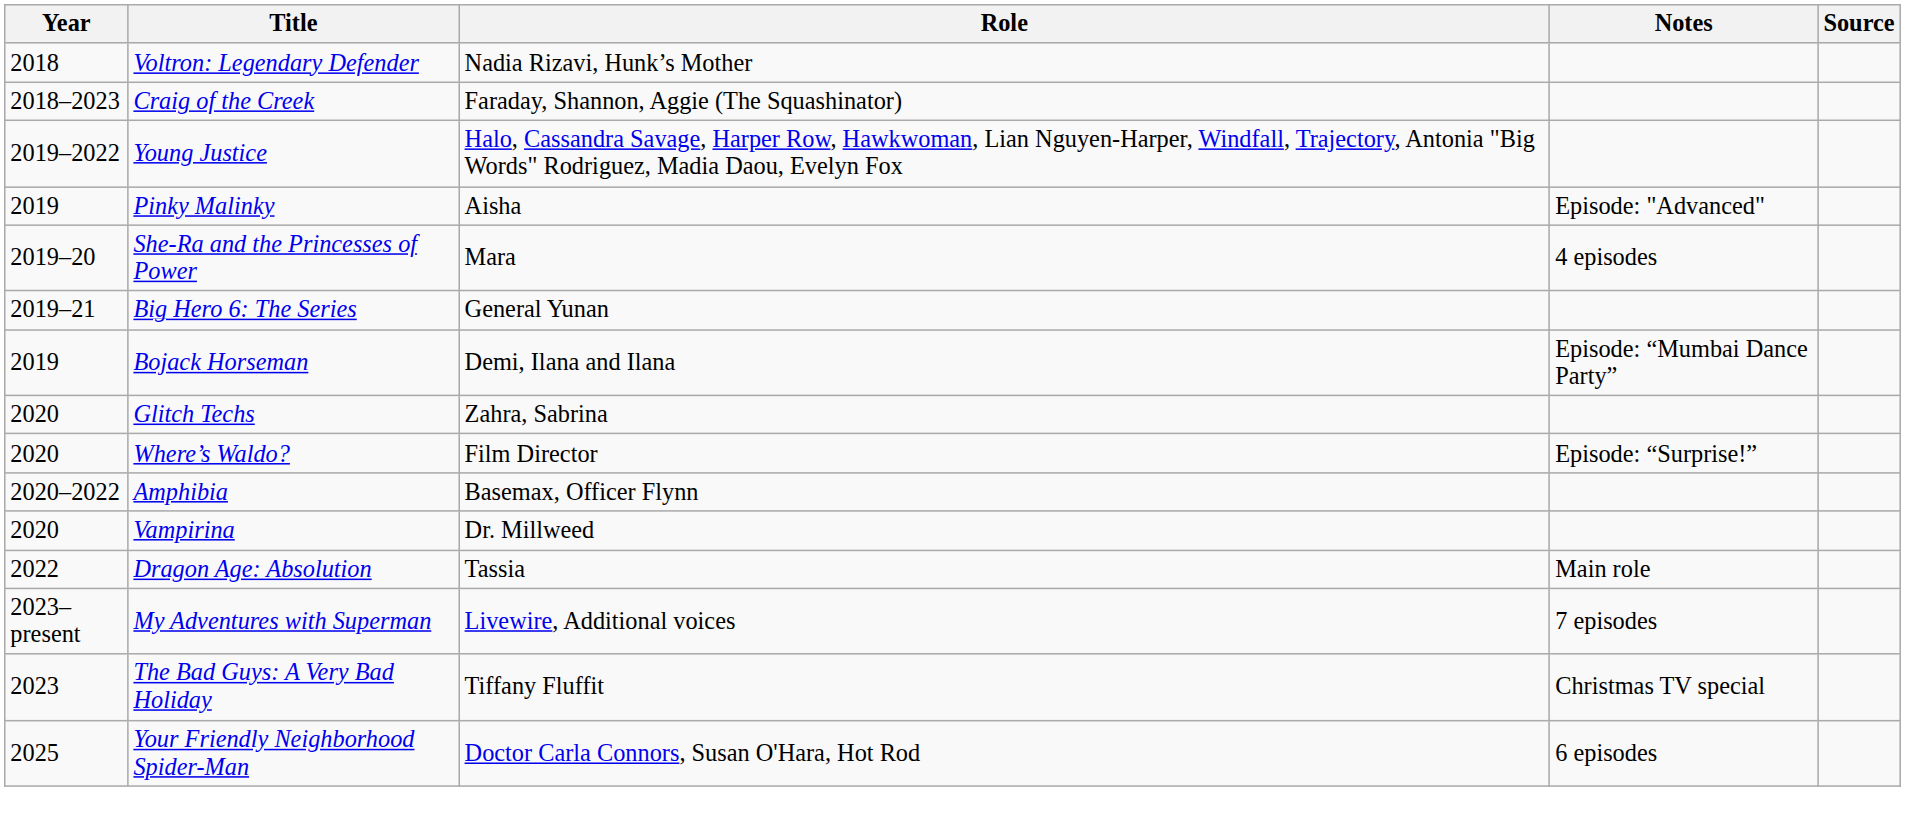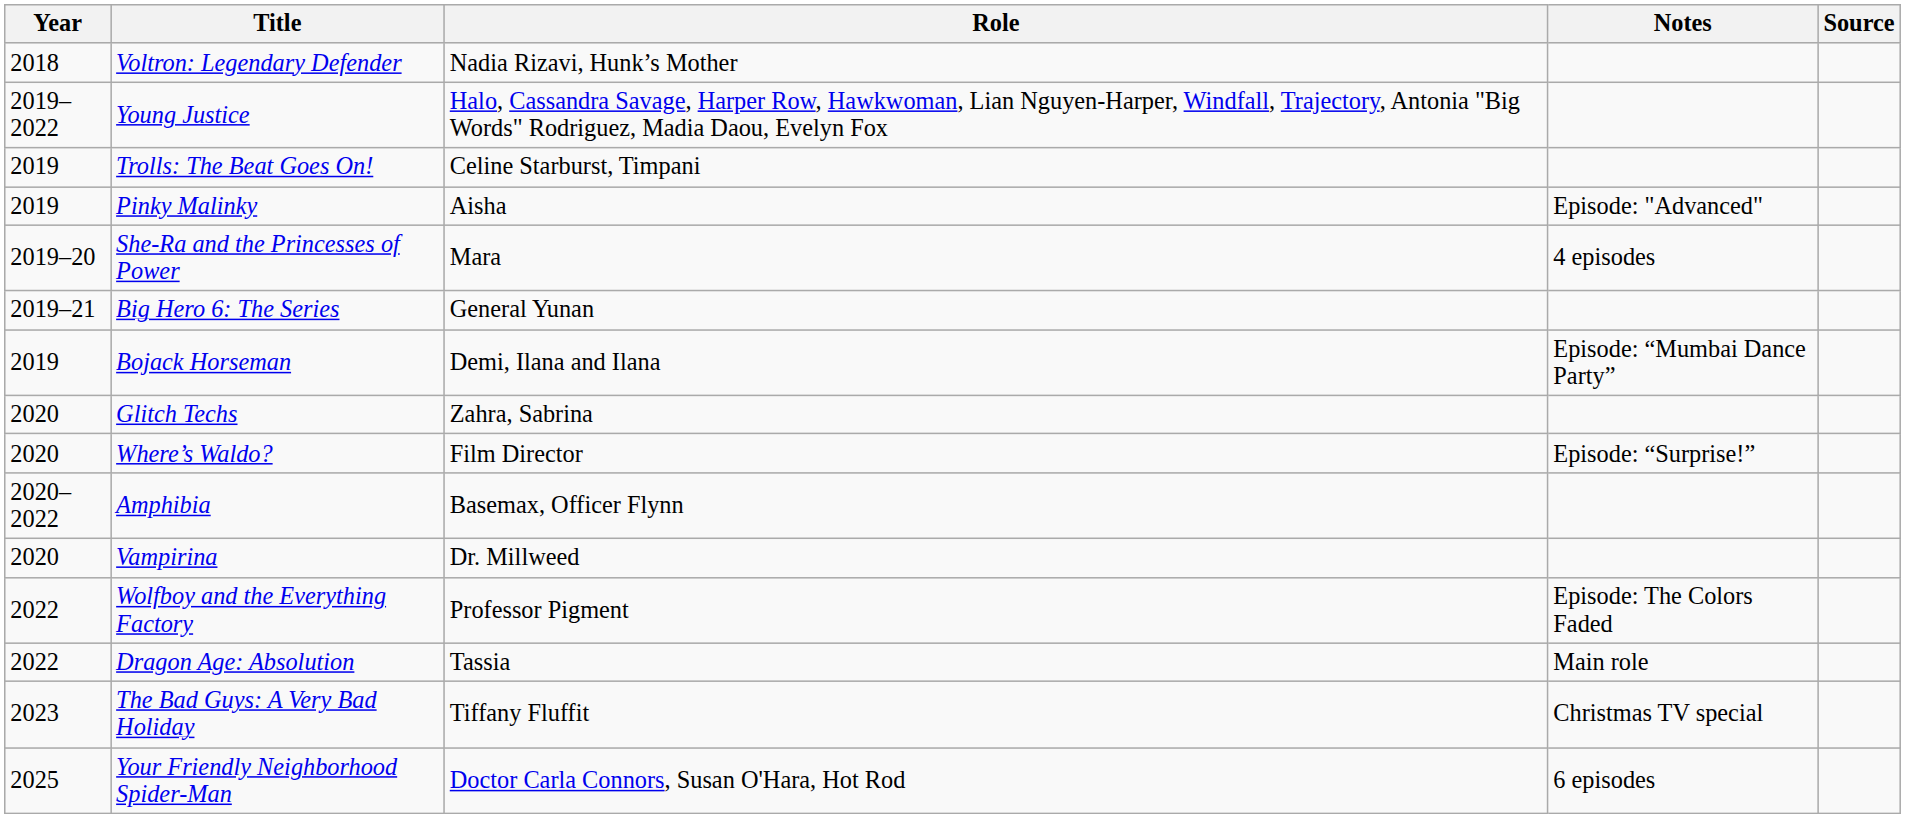- row: (224, 100)
+ row: (245, 166)
+ row: (251, 609)
- row: (282, 620)
